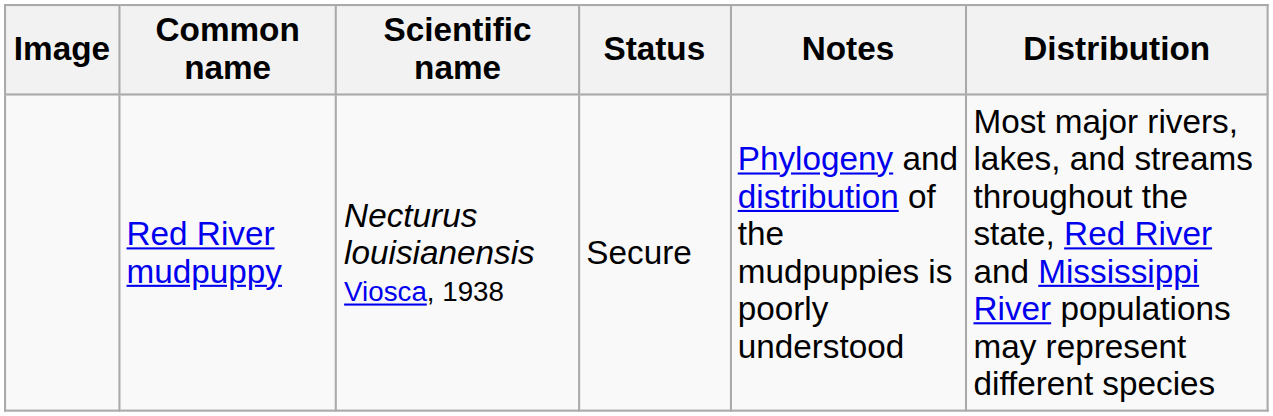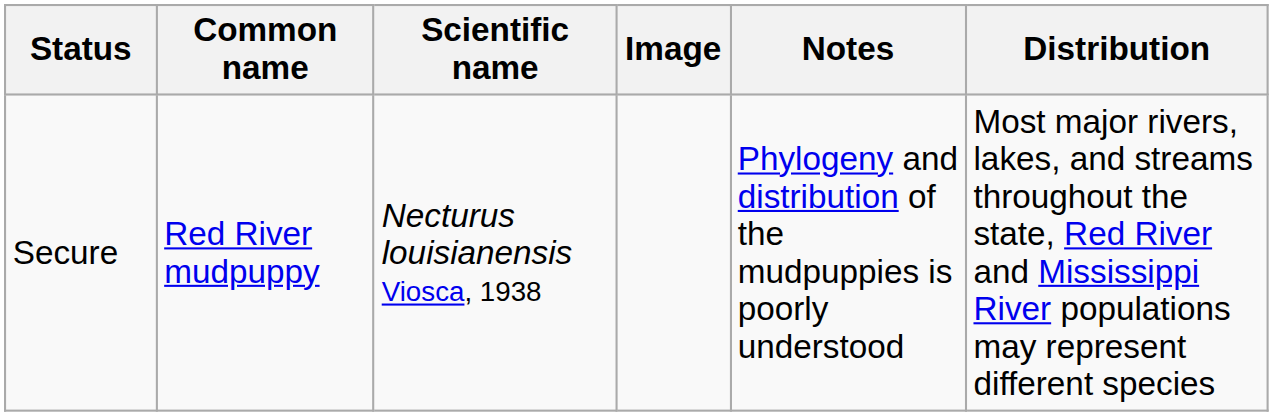columns swapped: (62, 49) <-> (654, 49)
